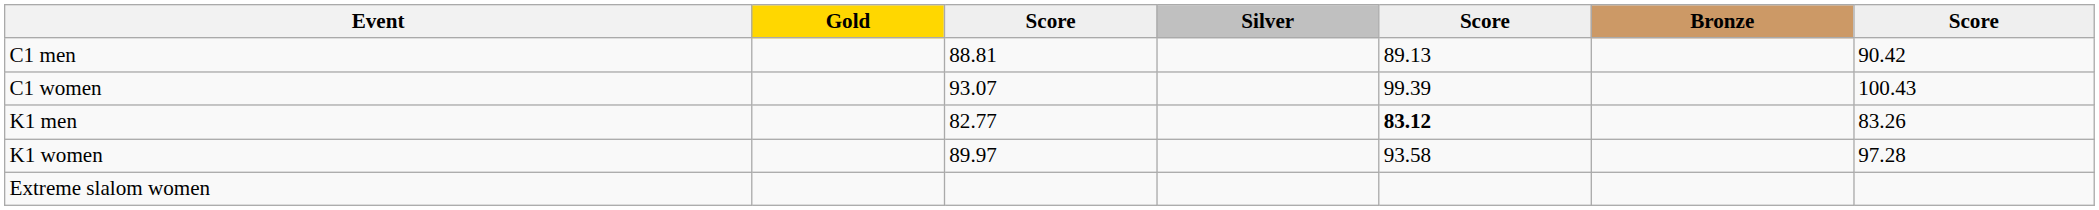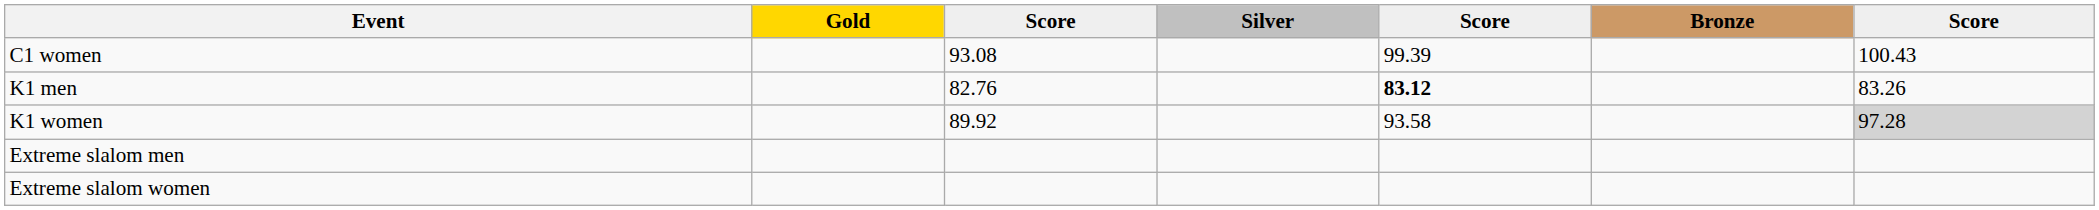- row: (43, 54)
(973, 88) 93.07 -> (973, 54) 93.08
(973, 121) 82.77 -> (973, 88) 82.76
(973, 155) 89.97 -> (973, 121) 89.92
(1882, 155) no background -> (1882, 121) lightgrey background
+ row: (97, 155)
